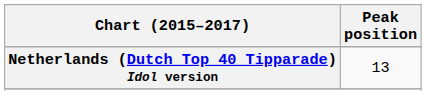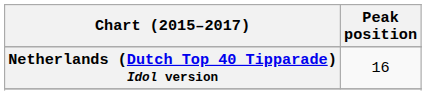(381, 68) 13 -> (381, 68) 16
